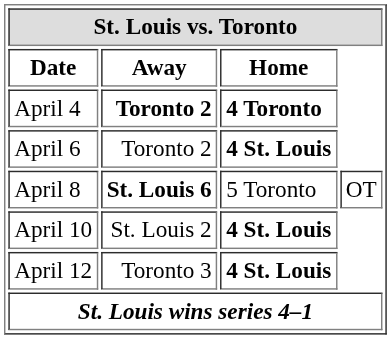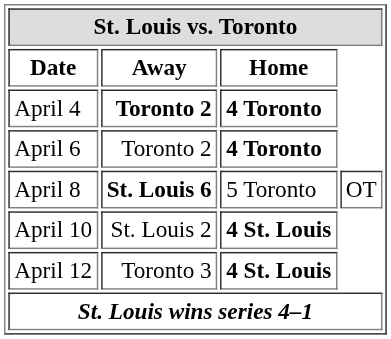(279, 148) 4 St. Louis -> (274, 148) 4 Toronto
